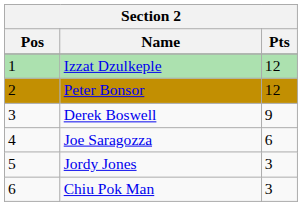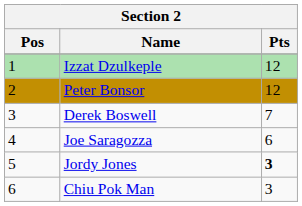(269, 115) 9 -> (269, 115) 7
(269, 164) normal -> (269, 164) bold
